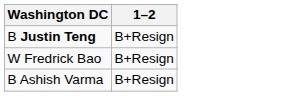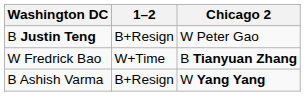+ column: (239, 15)
(144, 58) B+Resign -> (140, 58) W+Time
